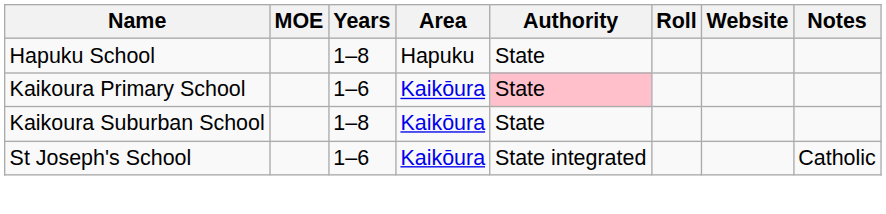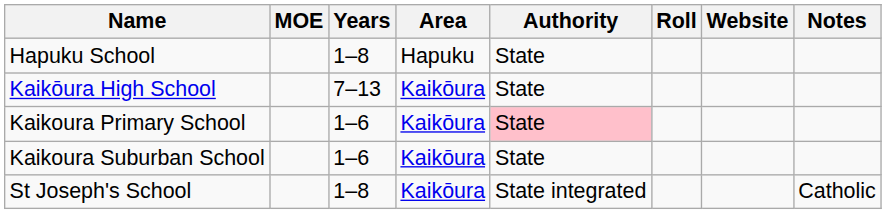+ row: (113, 89)
(351, 123) 1–8 -> (351, 157) 1–6
(351, 157) 1–6 -> (351, 191) 1–8
